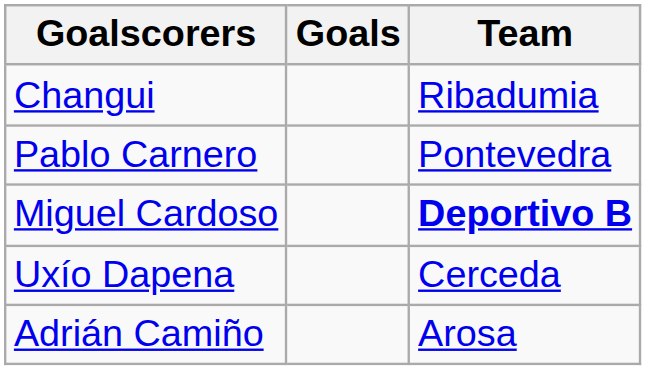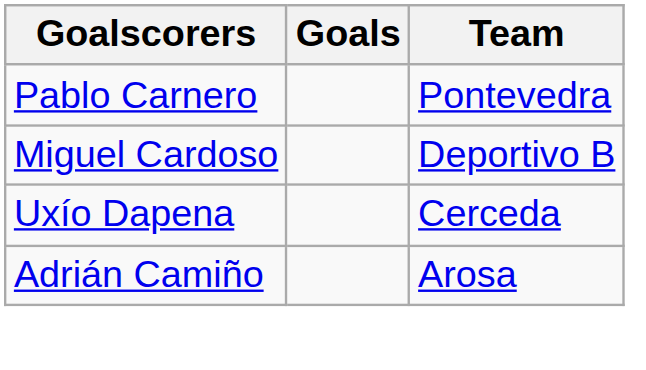- row: (84, 94)
(525, 214) bold -> (517, 154) normal
